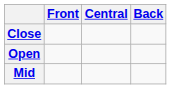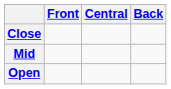rows swapped: (24, 73) <-> (24, 53)
